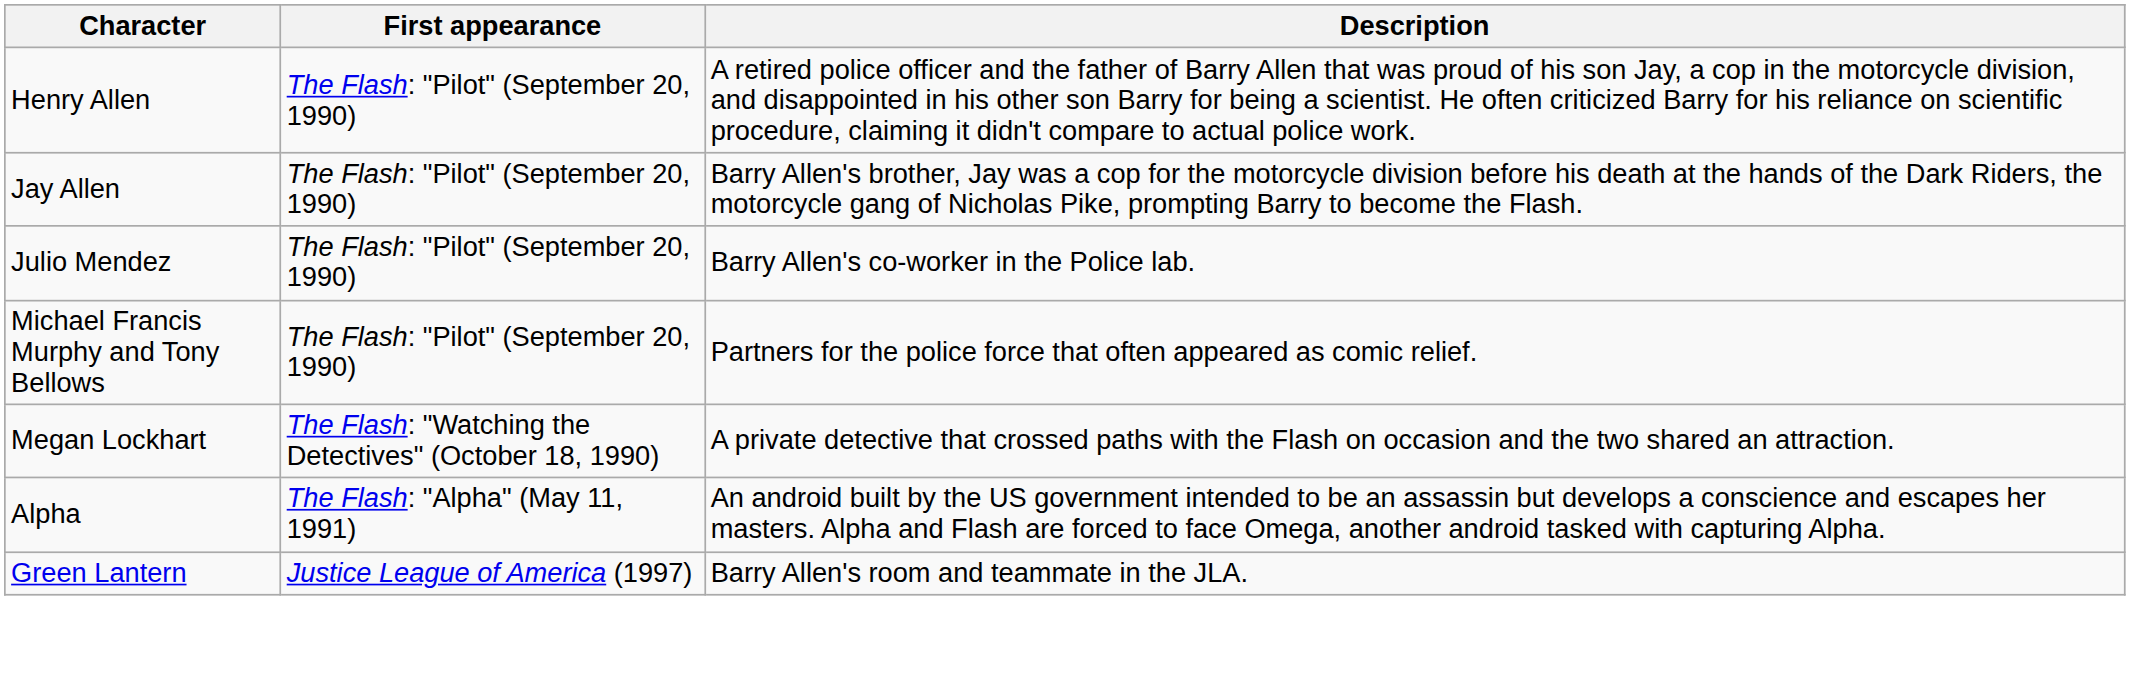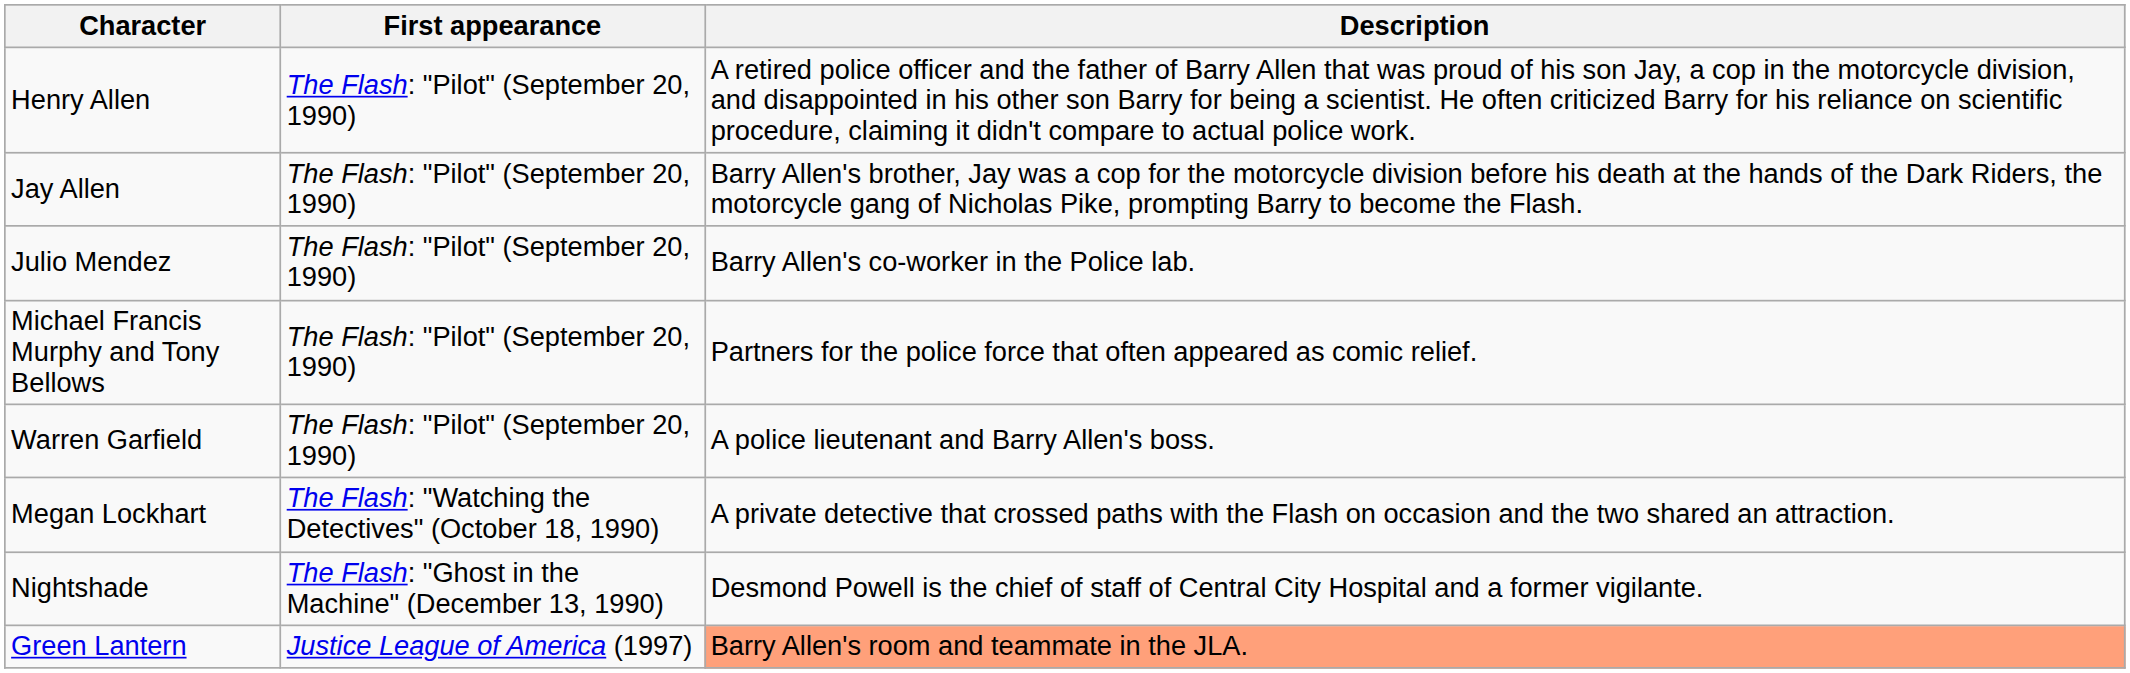+ row: (107, 440)
+ row: (80, 588)
- row: (46, 514)
(979, 572) no background -> (979, 646) lightsalmon background
